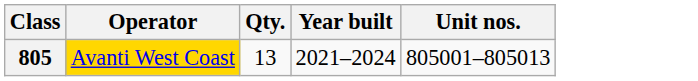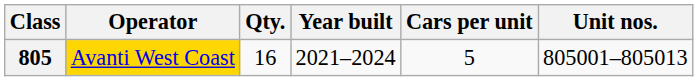+ column: (469, 22)
(265, 57) 13 -> (265, 57) 16
